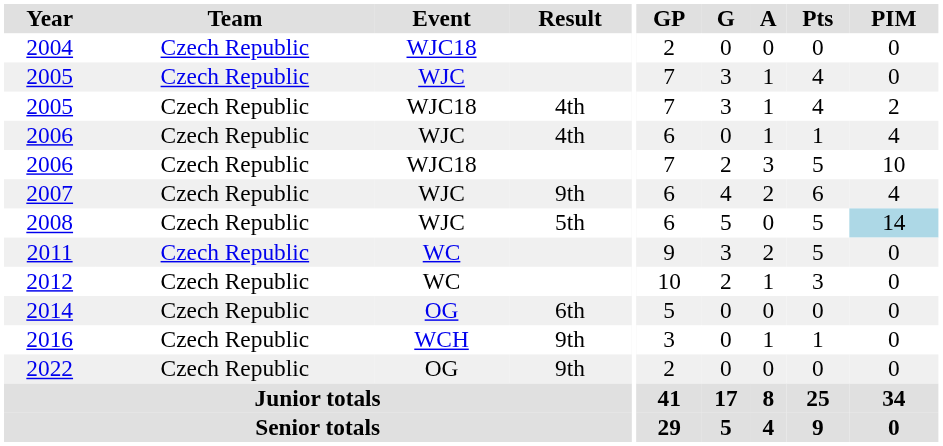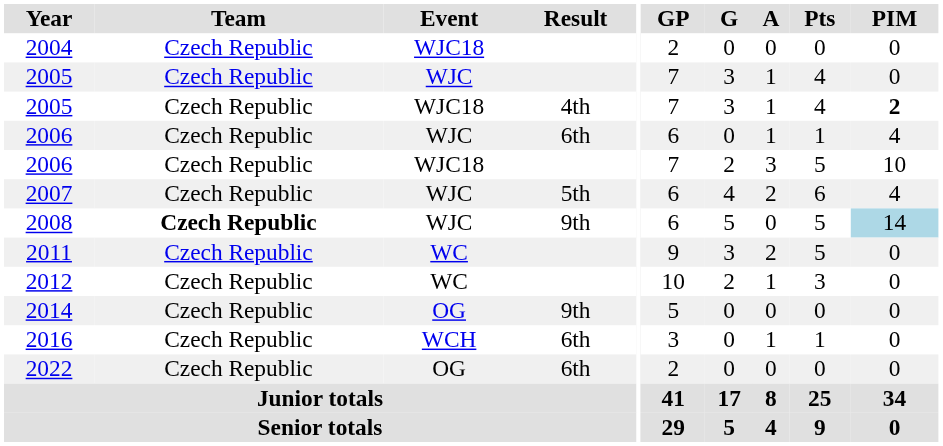(894, 105) normal -> (895, 105) bold
(570, 135) 4th -> (576, 135) 6th
(570, 193) 9th -> (576, 193) 5th
(235, 222) normal -> (238, 222) bold
(570, 222) 5th -> (576, 222) 9th
(570, 310) 6th -> (576, 310) 9th
(570, 339) 9th -> (576, 339) 6th
(570, 368) 9th -> (576, 368) 6th
